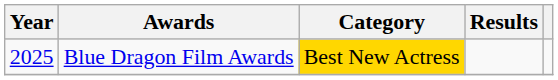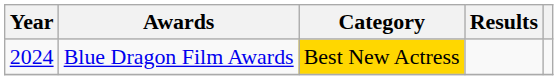(32, 56) 2025 -> (32, 56) 2024
